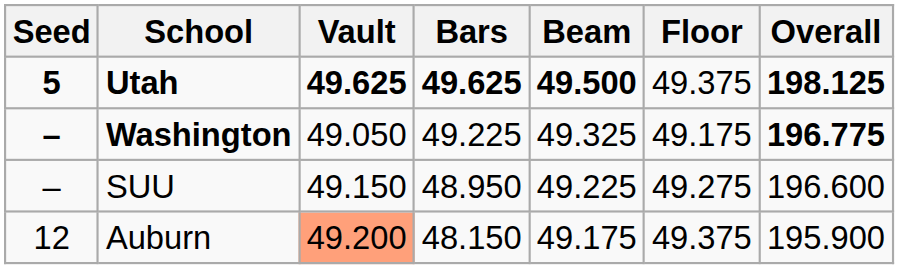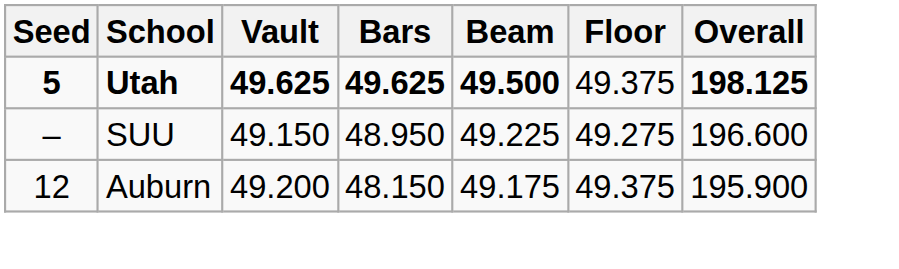- row: (199, 135)
(357, 238) lightsalmon background -> (280, 186) no background
